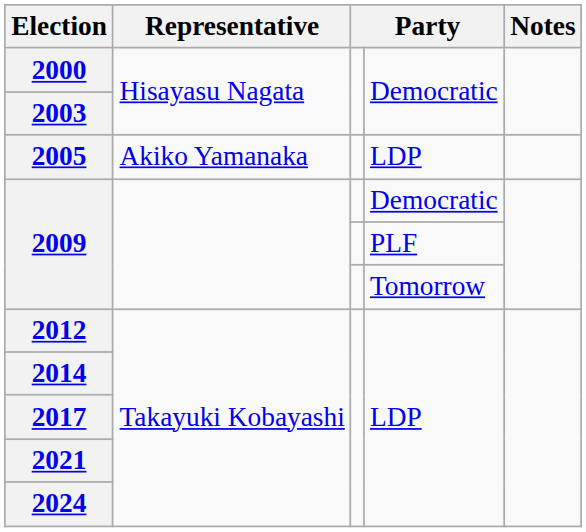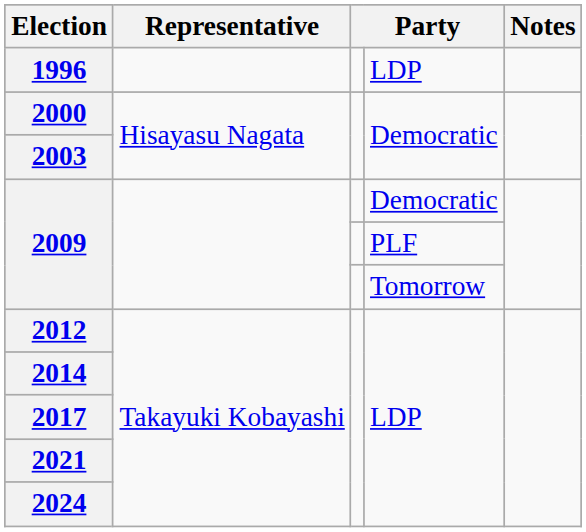+ row: (59, 69)
- row: (59, 156)
